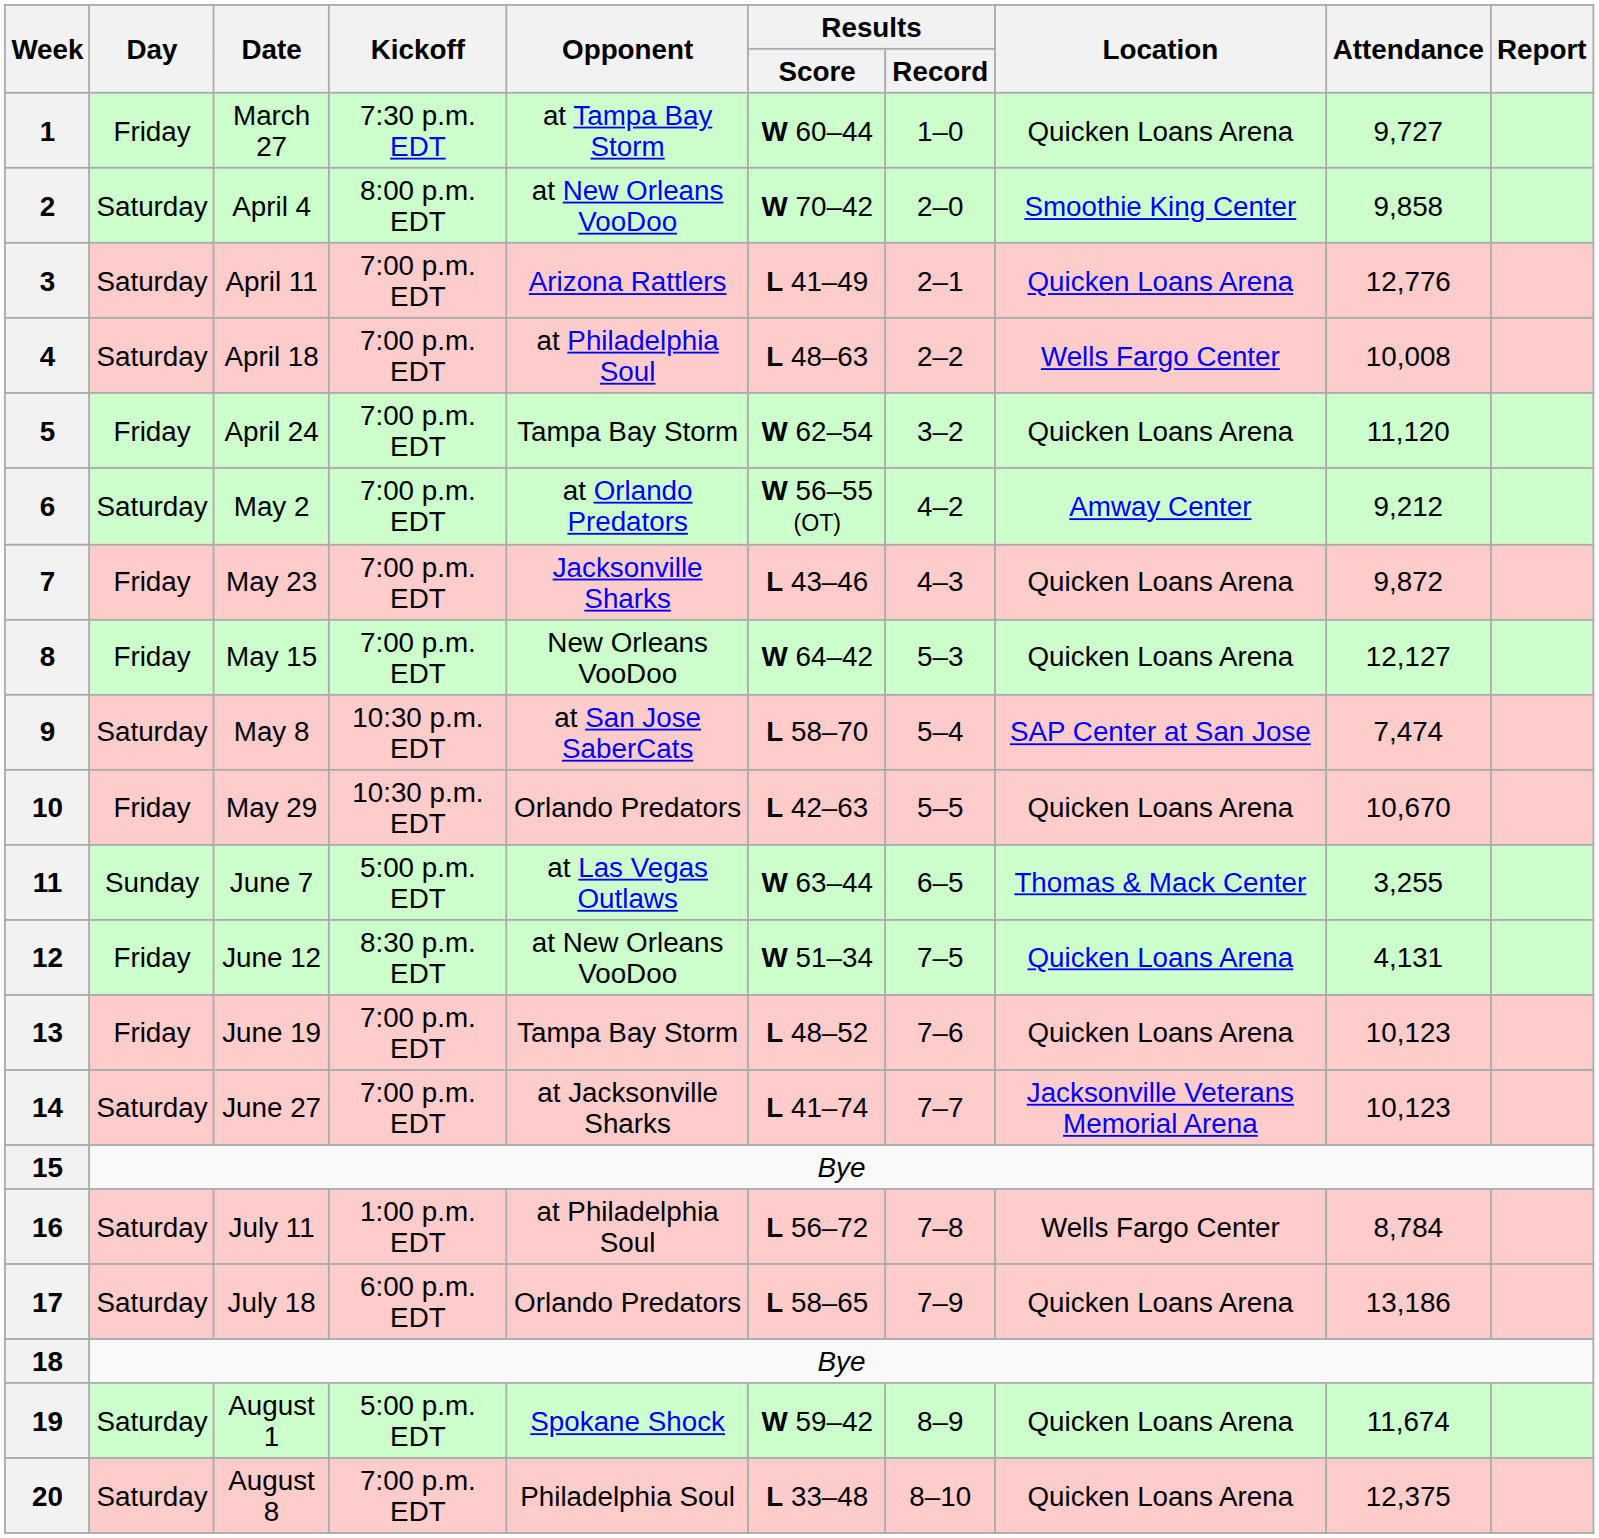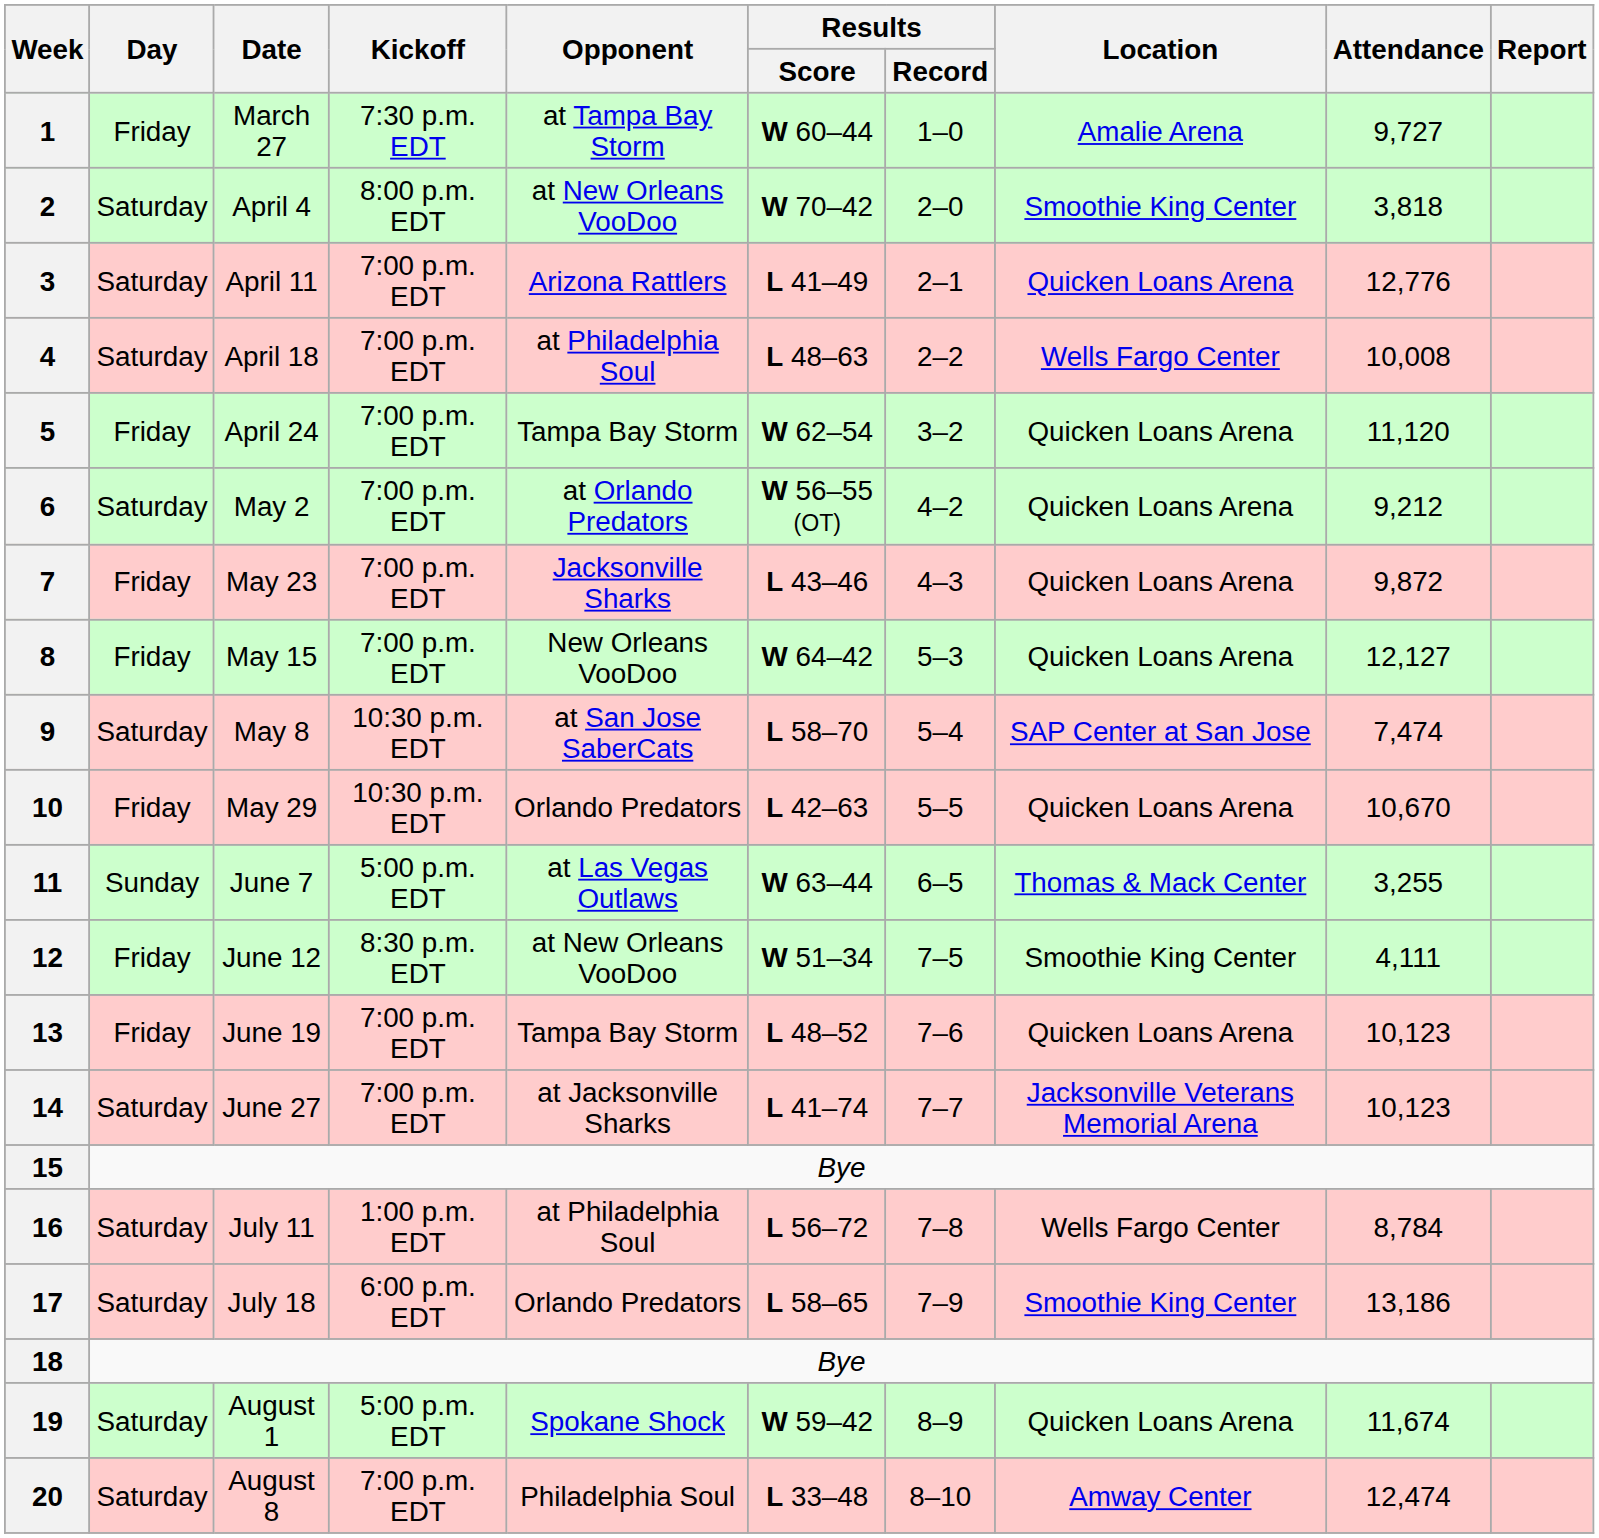(1160, 131) Quicken Loans Arena -> (1160, 131) Amalie Arena
(1408, 206) 9,858 -> (1408, 206) 3,818
(1160, 506) Amway Center -> (1160, 506) Quicken Loans Arena
(1160, 957) Quicken Loans Arena -> (1160, 957) Smoothie King Center
(1408, 957) 4,131 -> (1408, 957) 4,111
(1160, 1302) Quicken Loans Arena -> (1160, 1302) Smoothie King Center
(1160, 1496) Quicken Loans Arena -> (1160, 1496) Amway Center
(1408, 1496) 12,375 -> (1408, 1496) 12,474
